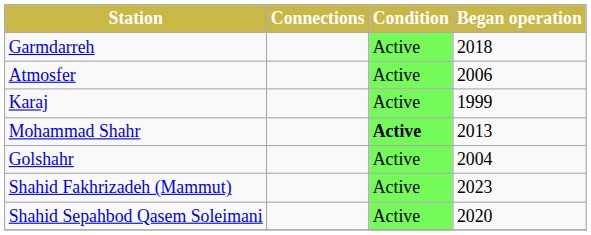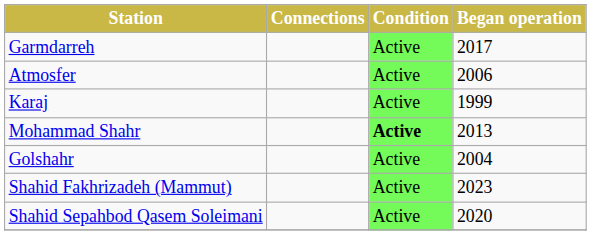(475, 46) 2018 -> (475, 46) 2017
